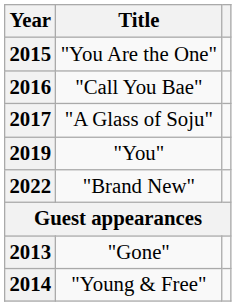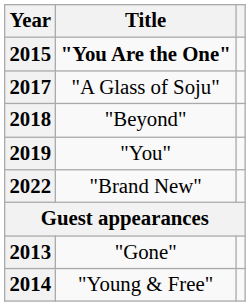(139, 53) normal -> (146, 53) bold
- row: (30, 86)
+ row: (30, 119)
